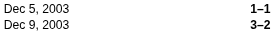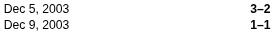(260, 9) 1–1 -> (260, 9) 3–2
(260, 25) 3–2 -> (260, 25) 1–1
